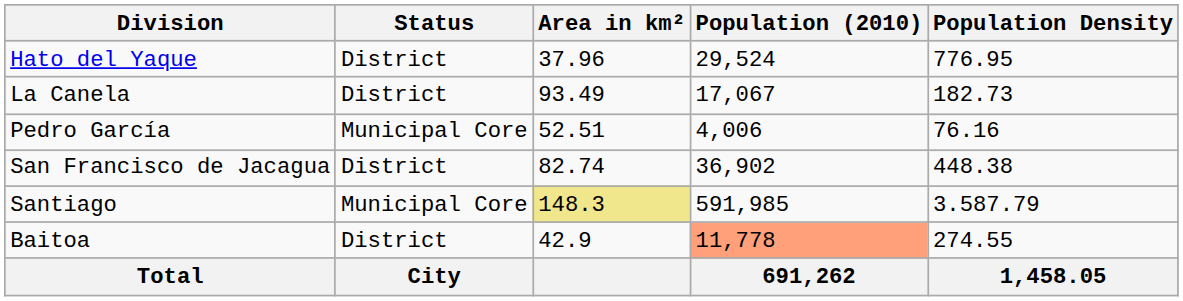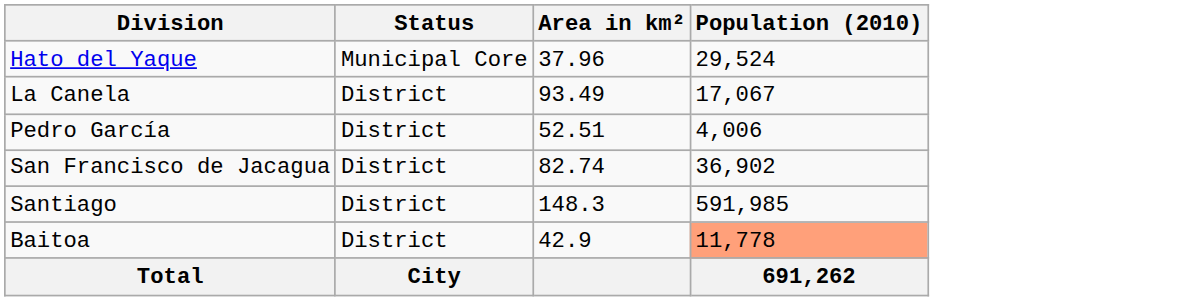- column: (1053, 23)
(394, 59) District -> (434, 59) Municipal Core
(434, 132) Municipal Core -> (394, 132) District
(434, 204) Municipal Core -> (394, 204) District
(572, 204) khaki background -> (572, 204) no background
